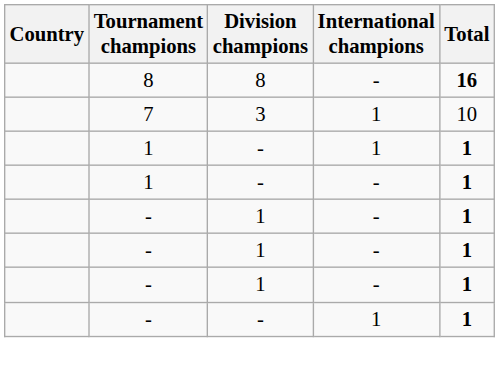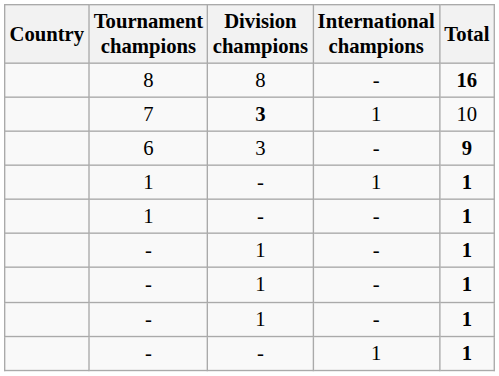(260, 114) normal -> (260, 114) bold
+ row: (148, 148)
